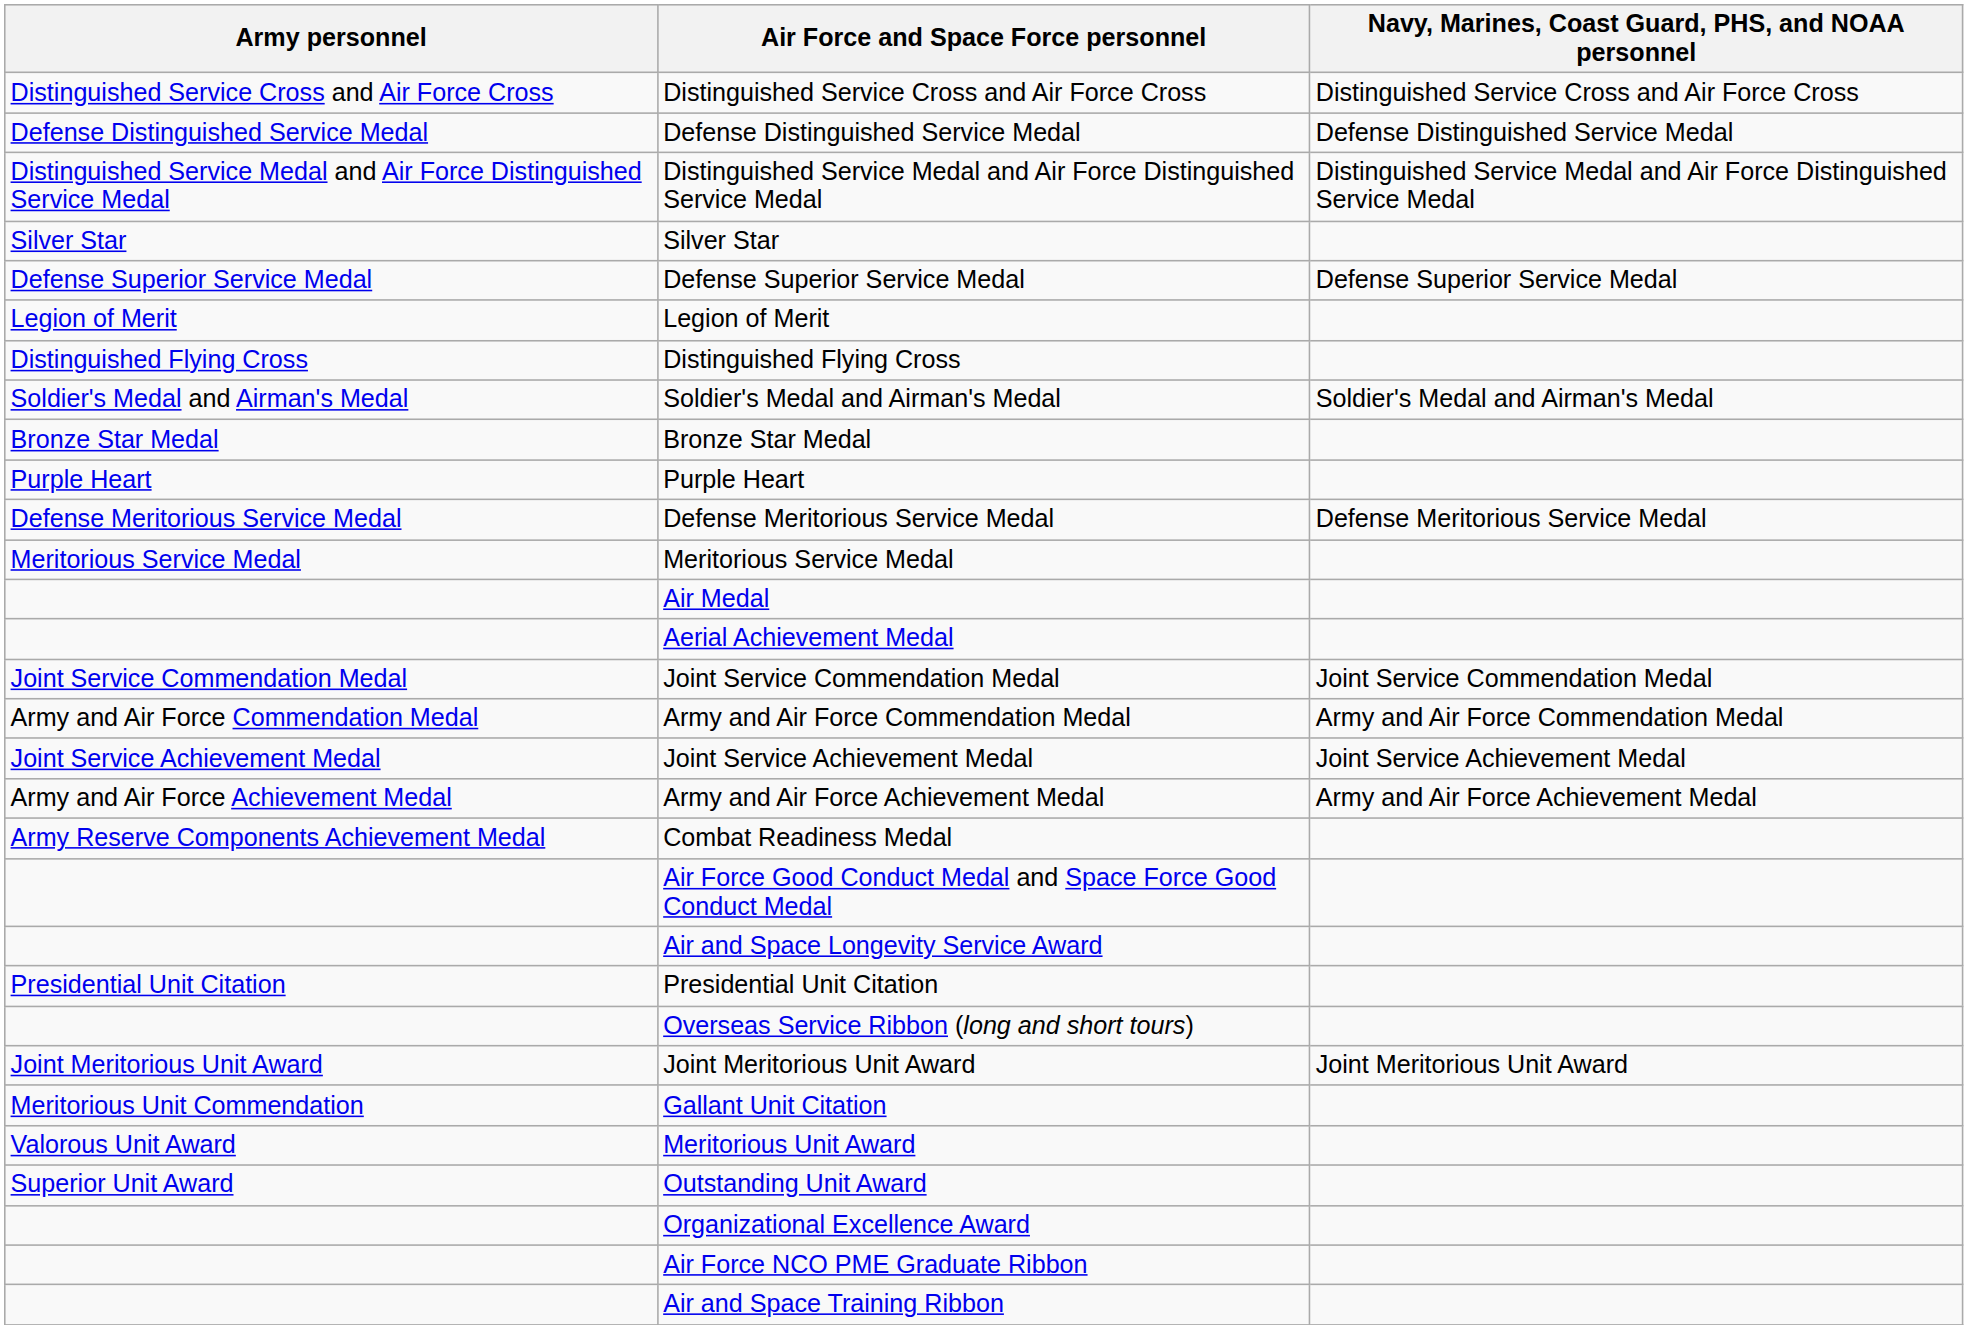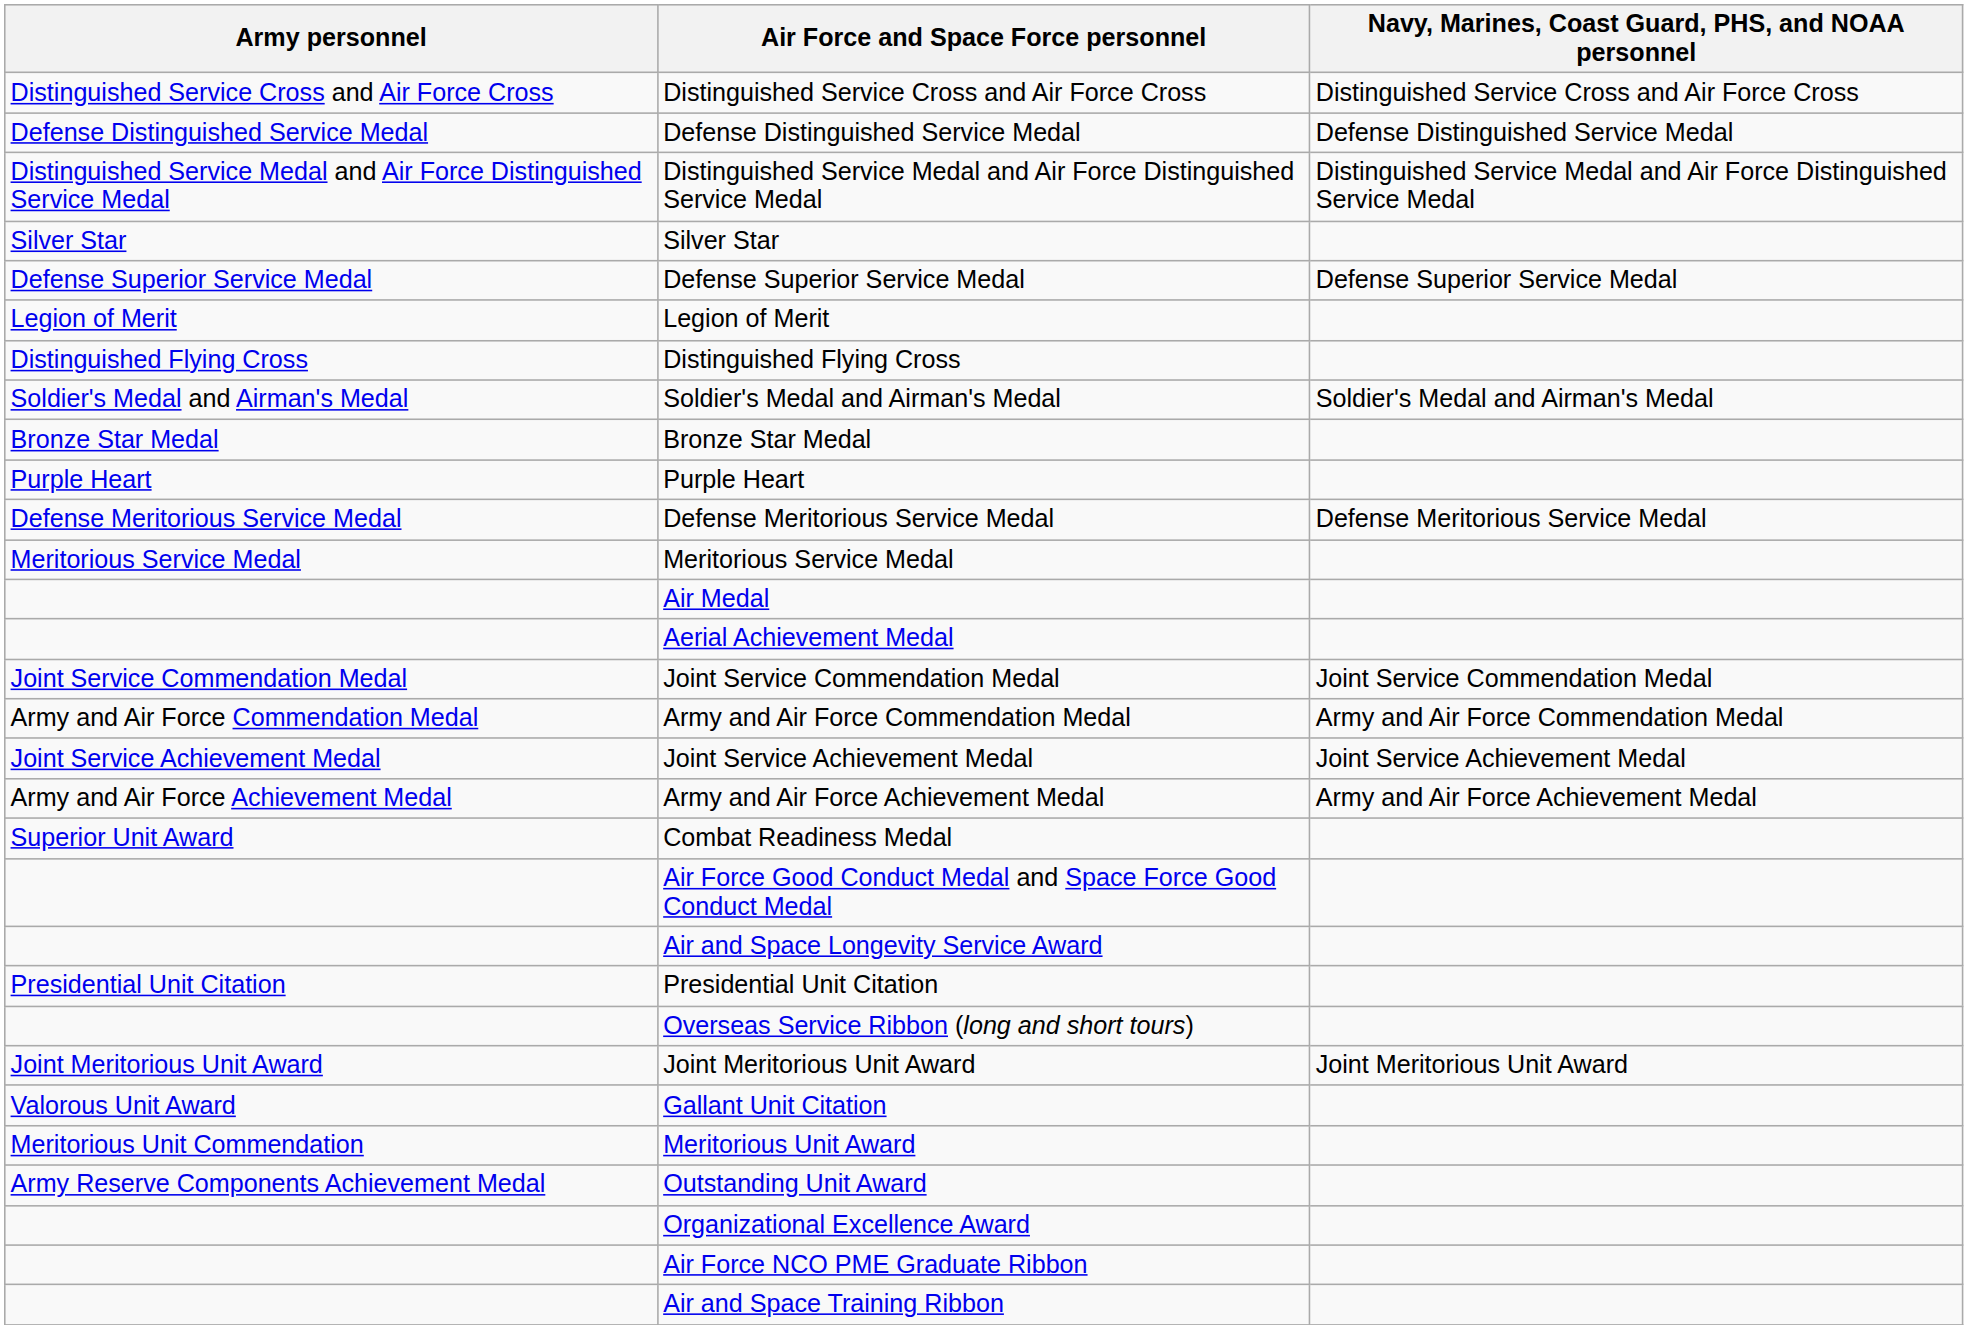(278, 837) Army Reserve Components Achievement Medal -> (122, 837) Superior Unit Award
(187, 1105) Meritorious Unit Commendation -> (123, 1105) Valorous Unit Award
(123, 1145) Valorous Unit Award -> (187, 1145) Meritorious Unit Commendation
(122, 1184) Superior Unit Award -> (278, 1184) Army Reserve Components Achievement Medal
